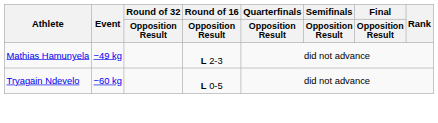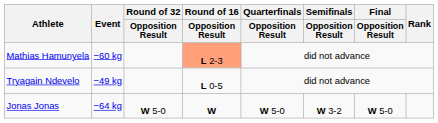(108, 56) −49 kg -> (108, 56) −60 kg
(212, 61) no background -> (212, 61) lightsalmon background
(108, 81) −60 kg -> (108, 81) −49 kg
+ row: (33, 106)
